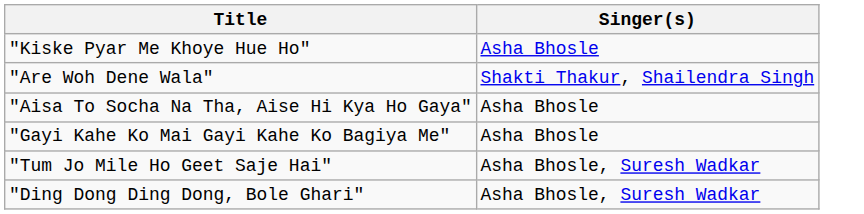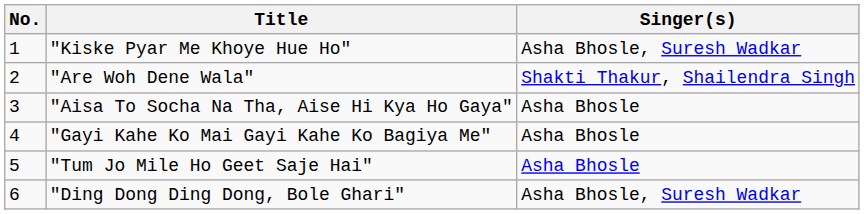+ column: (25, 19)
(540, 49) Asha Bhosle -> (661, 49) Asha Bhosle, Suresh Wadkar
(620, 166) Asha Bhosle, Suresh Wadkar -> (581, 166) Asha Bhosle
